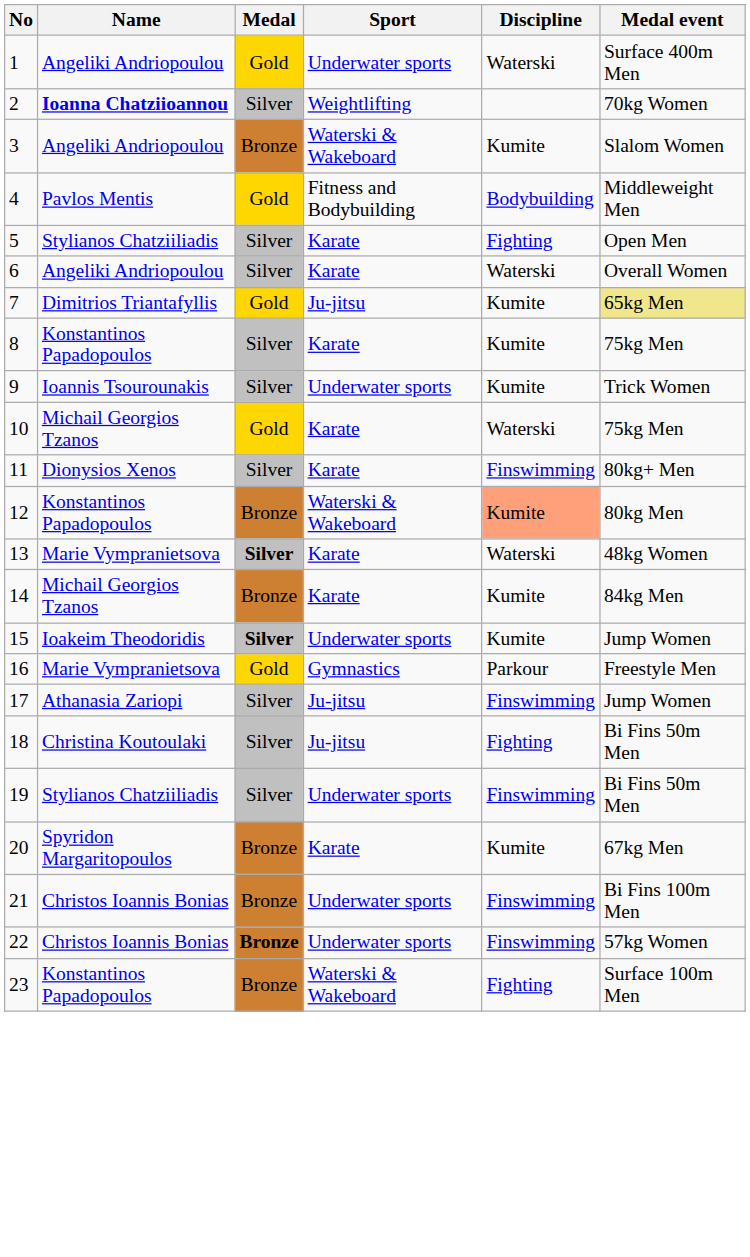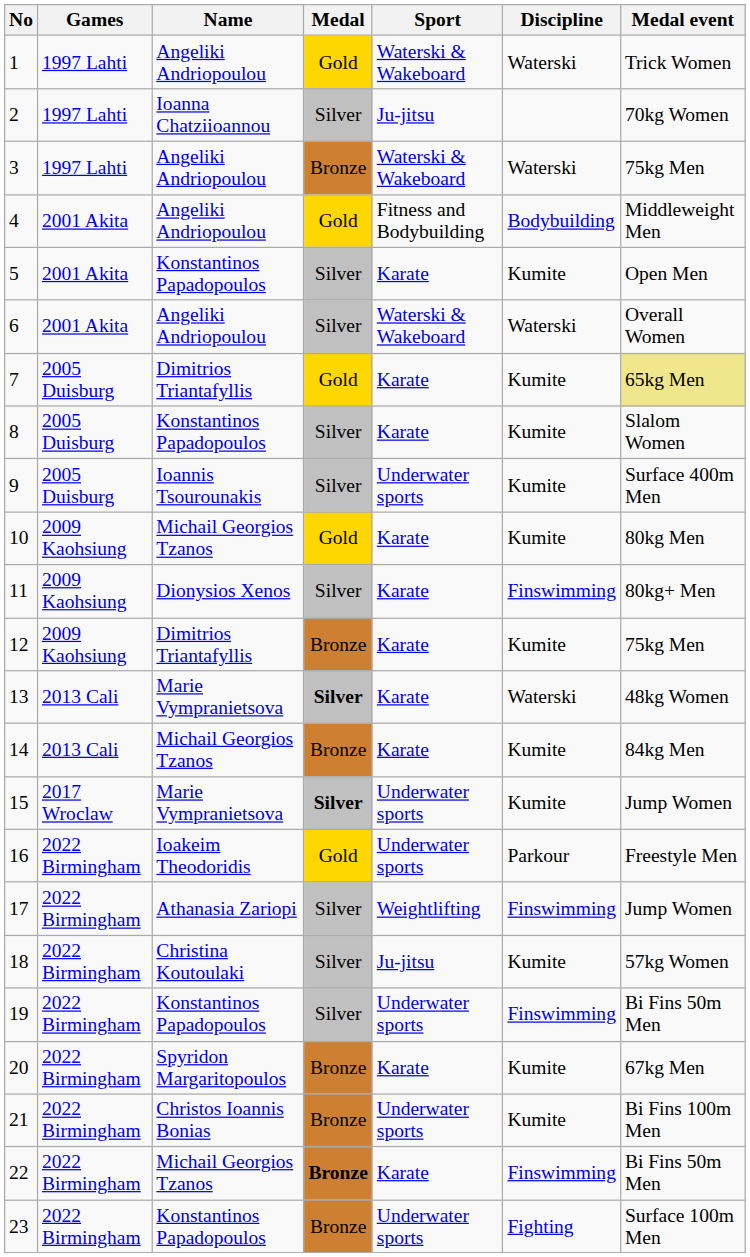+ column: (95, 19)
(379, 61) Underwater sports -> (421, 61) Waterski & Wakeboard
(658, 61) Surface 400m Men -> (678, 61) Trick Women
(135, 103) bold -> (213, 114) normal
(359, 103) Weightlifting -> (406, 114) Ju-jitsu
(516, 145) Kumite -> (542, 167) Waterski
(664, 145) Slalom Women -> (665, 167) 75kg Men
(98, 198) Pavlos Mentis -> (211, 220) Angeliki Andriopoulou
(130, 240) Stylianos Chatziiliadis -> (211, 273) Konstantinos Papadopoulos
(520, 240) Fighting -> (537, 273) Kumite
(334, 271) Karate -> (421, 326) Waterski & Wakeboard
(336, 302) Ju-jitsu -> (403, 379) Karate
(644, 344) 75kg Men -> (655, 432) Slalom Women
(657, 386) Trick Women -> (679, 485) Surface 400m Men
(521, 428) Waterski -> (537, 538) Kumite
(644, 428) 75kg Men -> (665, 538) 80kg Men
(97, 512) Konstantinos Papadopoulos -> (204, 644) Dimitrios Triantafyllis
(352, 512) Waterski & Wakeboard -> (403, 644) Karate
(516, 512) lightsalmon background -> (537, 644) no background
(644, 512) 80kg Men -> (665, 644) 75kg Men
(123, 638) Ioakeim Theodoridis -> (220, 802) Marie Vympranietsova
(131, 669) Marie Vympranietsova -> (204, 855) Ioakeim Theodoridis
(354, 669) Gymnastics -> (423, 855) Underwater sports
(336, 699) Ju-jitsu -> (429, 908) Weightlifting
(520, 741) Fighting -> (537, 961) Kumite
(652, 741) Bi Fins 50m Men -> (677, 961) 57kg Women
(130, 794) Stylianos Chatziiliadis -> (211, 1014) Konstantinos Papadopoulos
(541, 900) Finswimming -> (537, 1120) Kumite
(135, 942) Christos Ioannis Bonias -> (225, 1173) Michail Georgios Tzanos
(379, 942) Underwater sports -> (403, 1173) Karate
(656, 942) 57kg Women -> (673, 1173) Bi Fins 50m Men
(352, 984) Waterski & Wakeboard -> (423, 1226) Underwater sports
